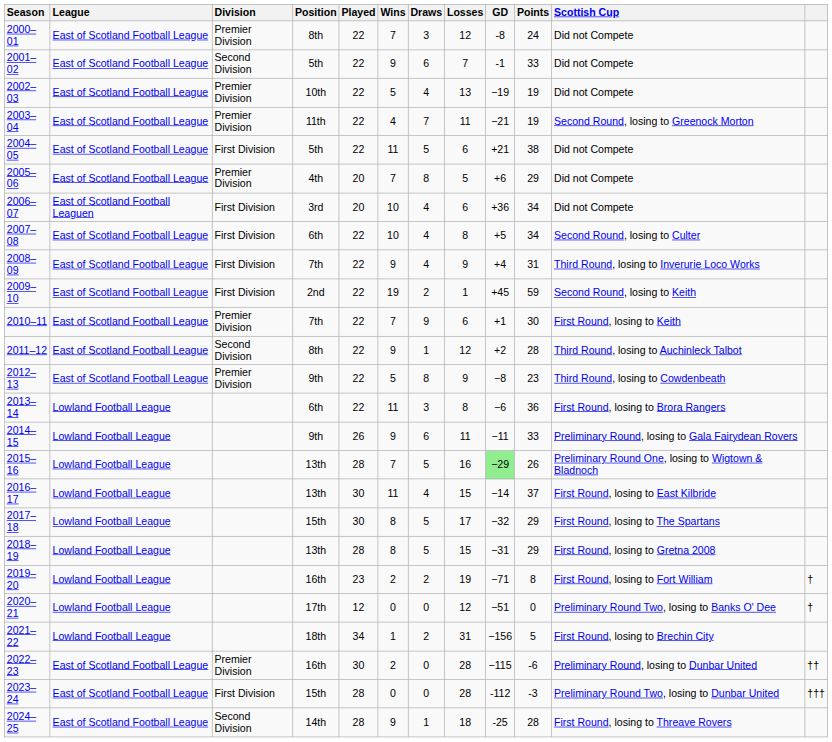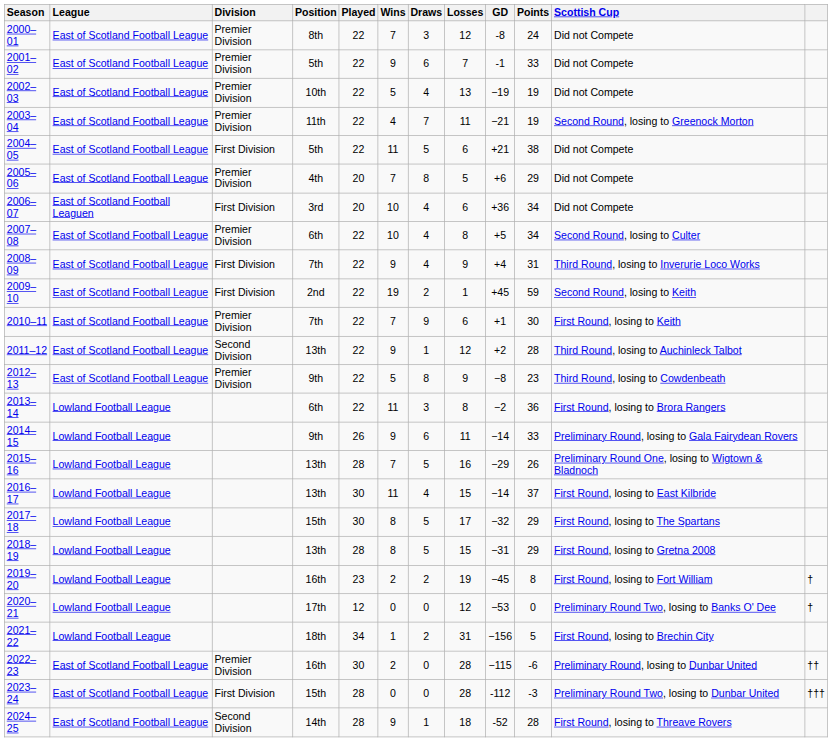(233, 64) Second Division -> (233, 64) Premier Division
(245, 235) First Division -> (233, 235) Premier Division
(316, 350) 8th -> (316, 350) 13th
(500, 407) −6 -> (500, 407) −2
(500, 436) −11 -> (500, 436) −14
(500, 464) lightgreen background -> (500, 464) no background
(500, 579) −71 -> (500, 579) −45
(500, 608) −51 -> (500, 608) −53
(500, 722) -25 -> (500, 722) -52
